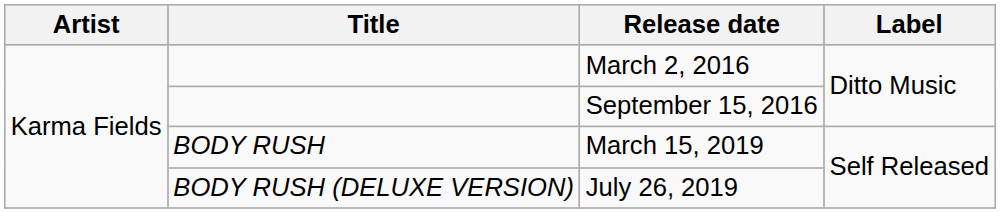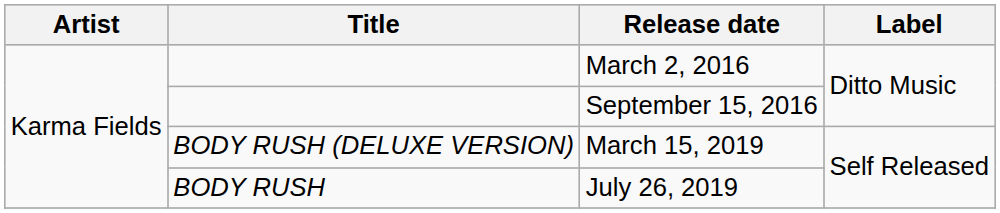(249, 146) BODY RUSH -> (374, 146) BODY RUSH (DELUXE VERSION)
(374, 187) BODY RUSH (DELUXE VERSION) -> (249, 187) BODY RUSH
